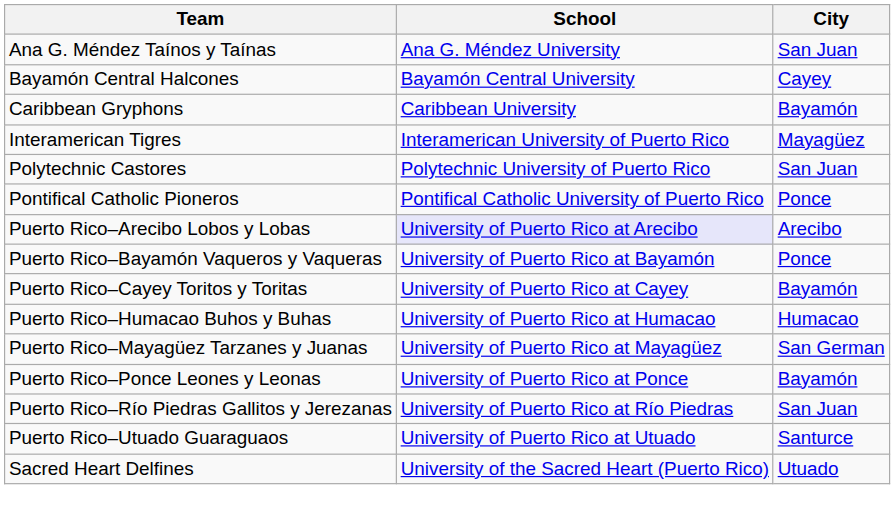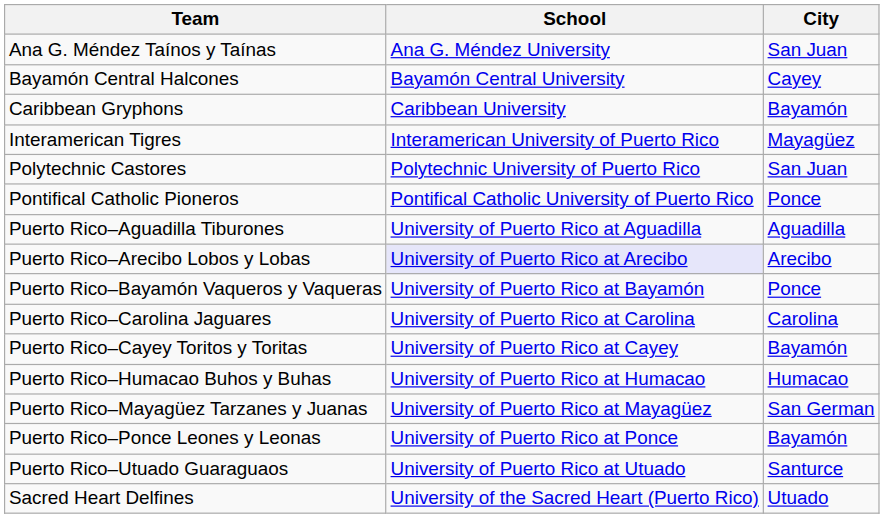+ row: (146, 229)
+ row: (140, 318)
- row: (200, 408)
